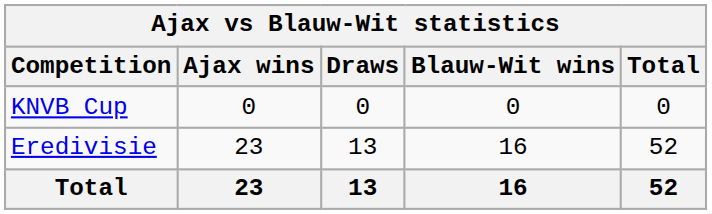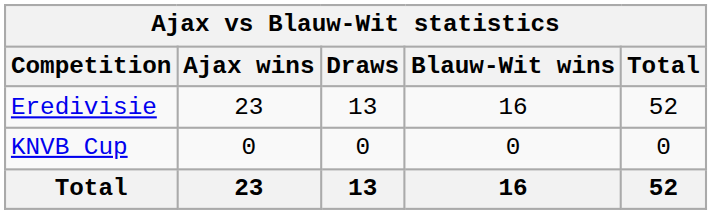rows swapped: (84, 148) <-> (69, 107)
